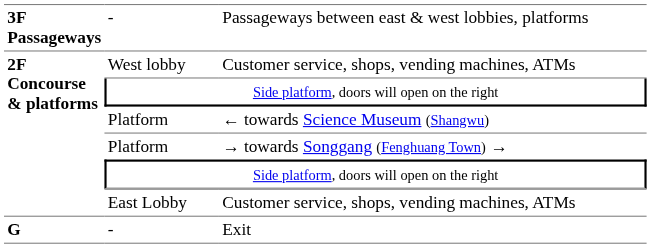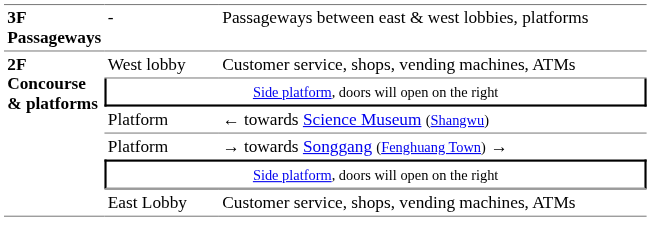- row: (111, 229)
